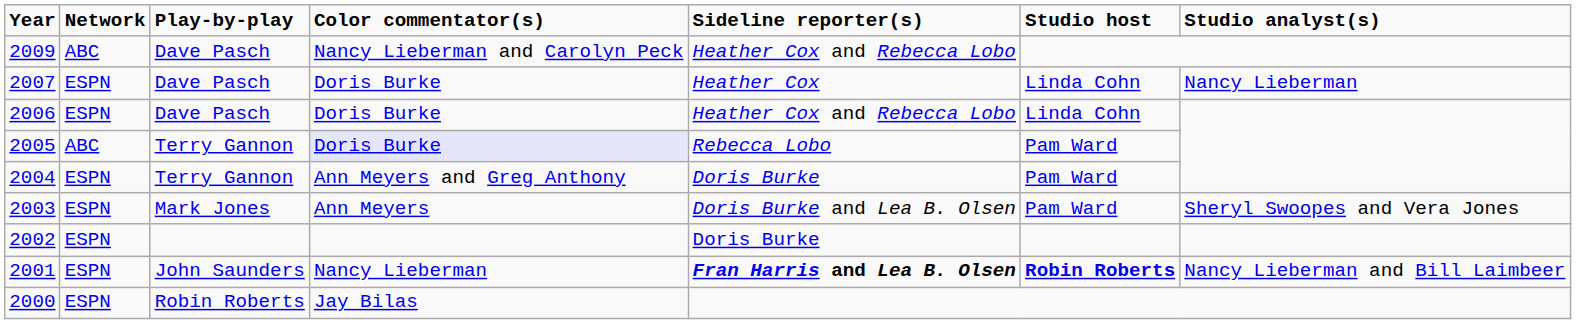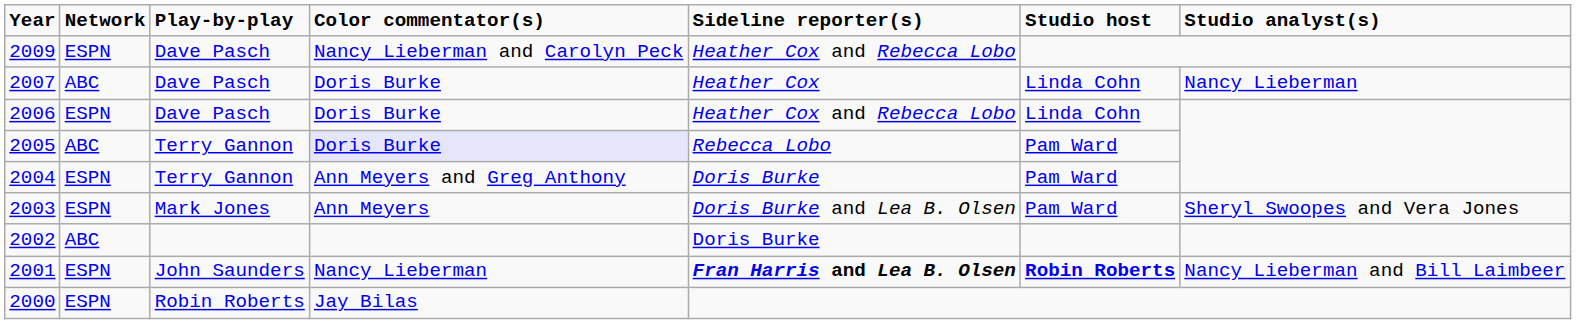(82, 52) ABC -> (88, 52) ESPN
(88, 83) ESPN -> (82, 83) ABC
(88, 240) ESPN -> (82, 240) ABC
